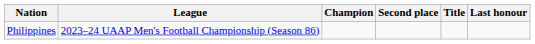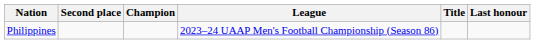columns swapped: (190, 13) <-> (408, 13)
